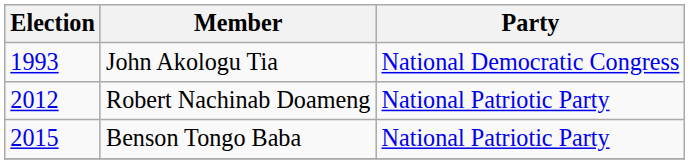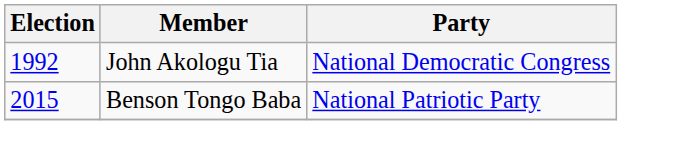(34, 61) 1993 -> (34, 61) 1992
- row: (238, 100)
